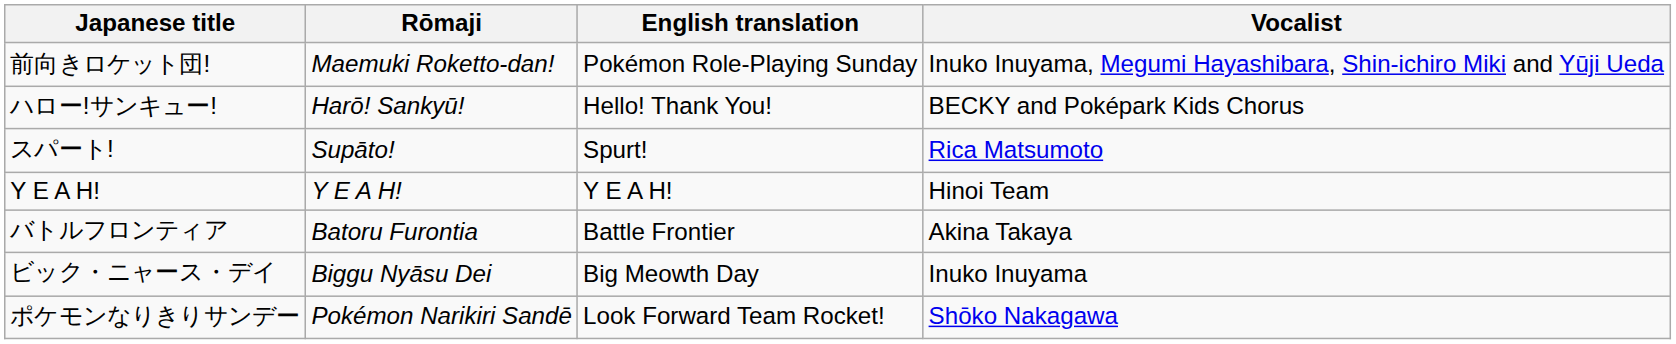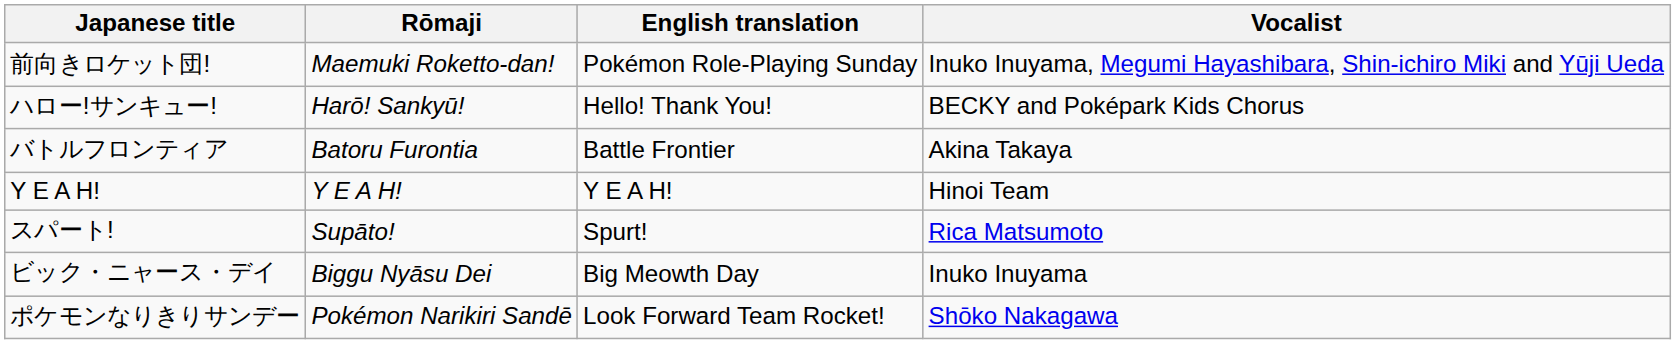rows swapped: (119, 230) <-> (62, 149)
